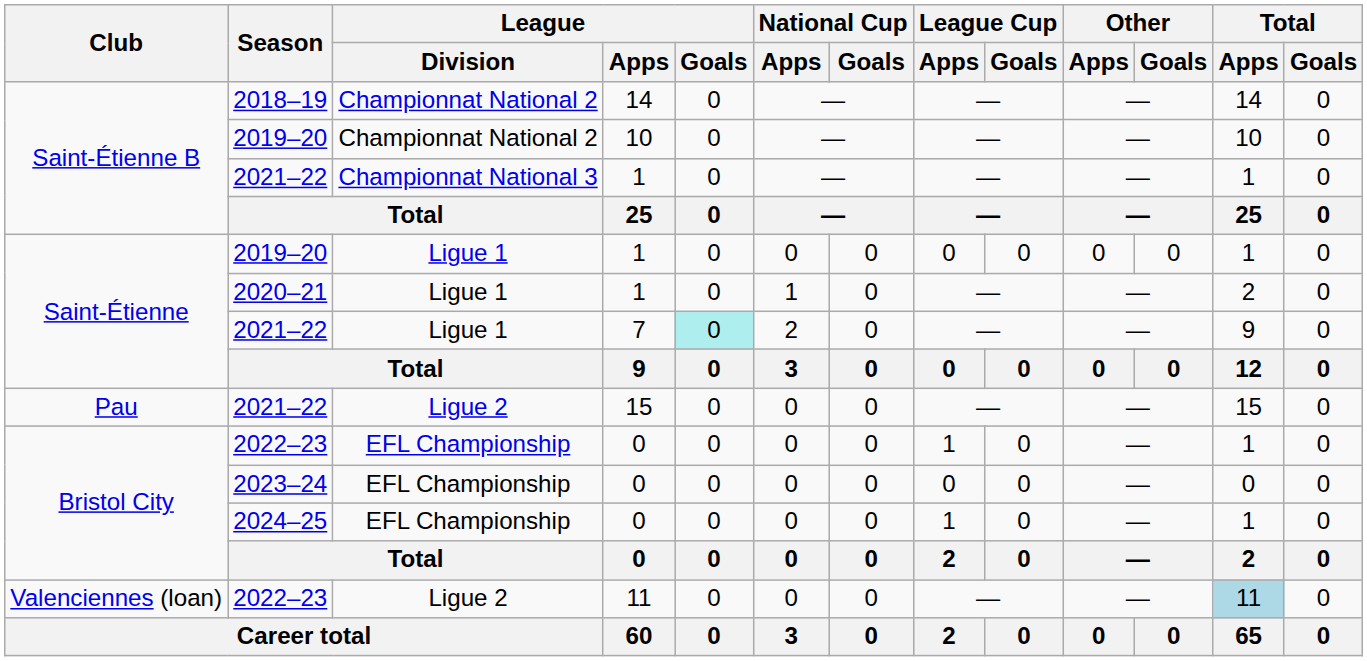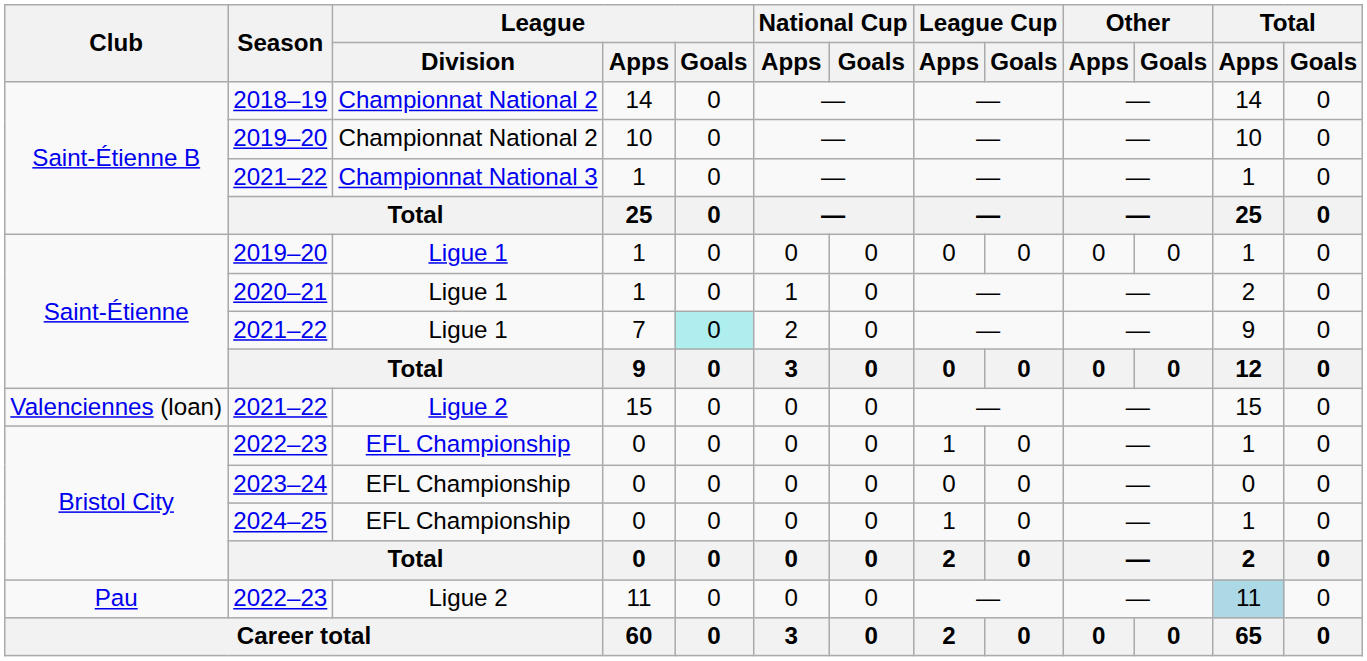(116, 406) Pau -> (116, 406) Valenciennes (loan)
(116, 598) Valenciennes (loan) -> (116, 598) Pau
